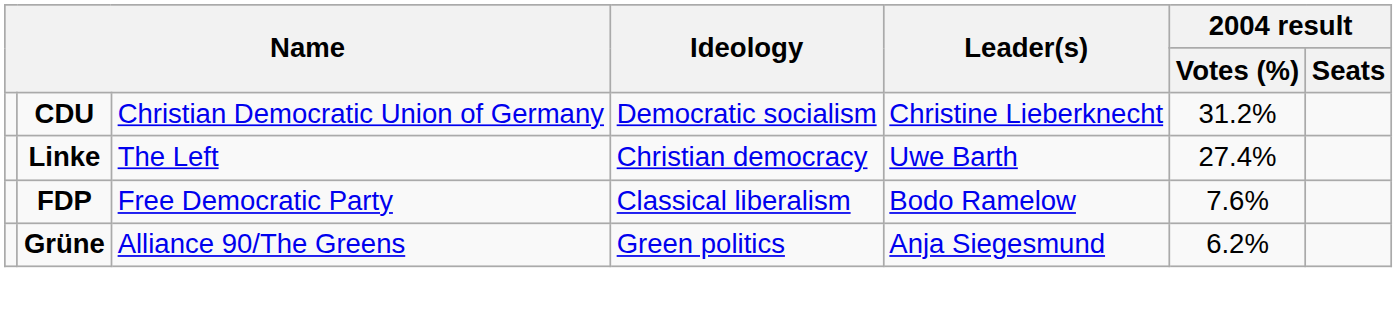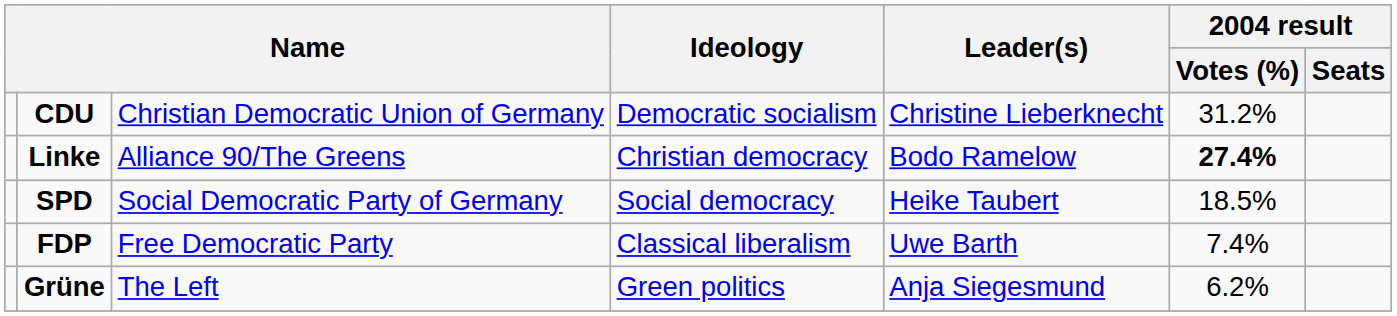(168, 157) The Left -> (261, 157) Alliance 90/The Greens
(954, 157) Uwe Barth -> (983, 157) Bodo Ramelow
(1238, 157) normal -> (1238, 157) bold
+ row: (64, 200)
(983, 200) Bodo Ramelow -> (954, 244) Uwe Barth
(1238, 200) 7.6% -> (1238, 244) 7.4%
(261, 244) Alliance 90/The Greens -> (168, 288) The Left
